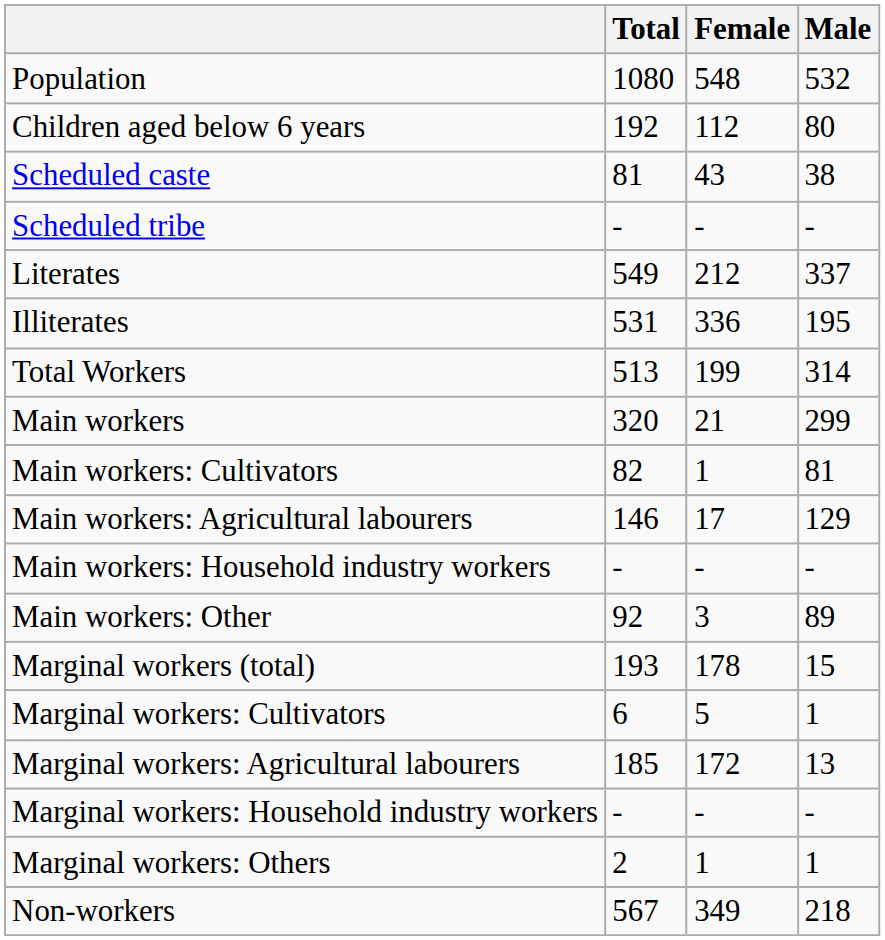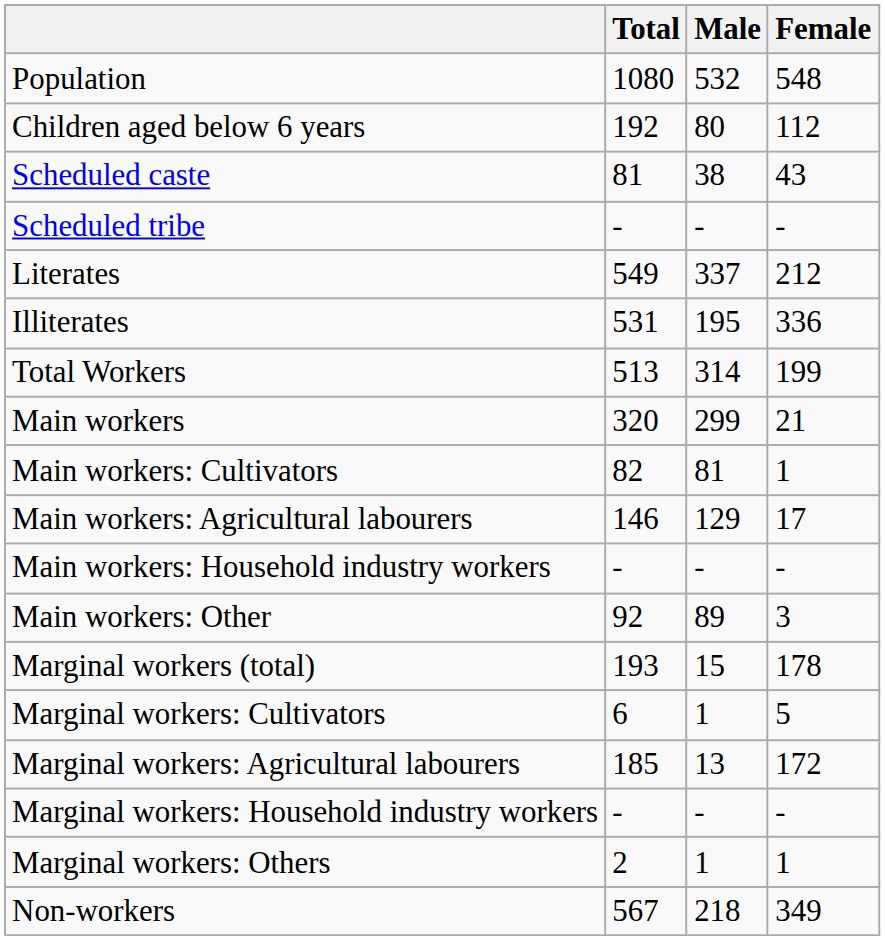columns swapped: (838, 28) <-> (742, 28)
